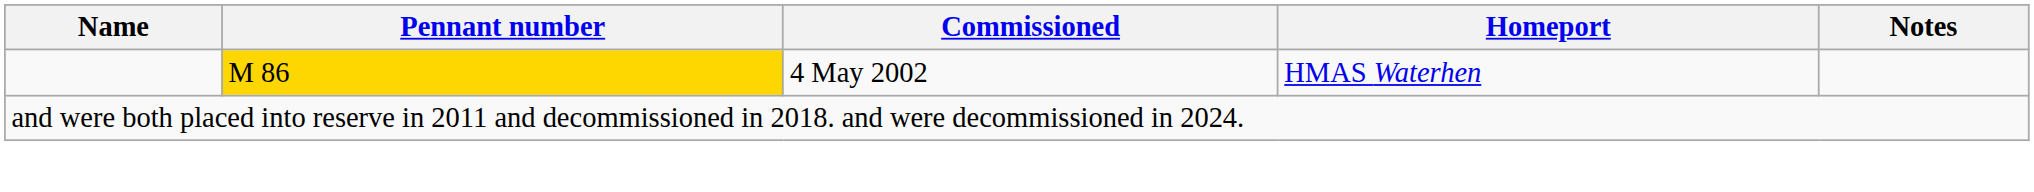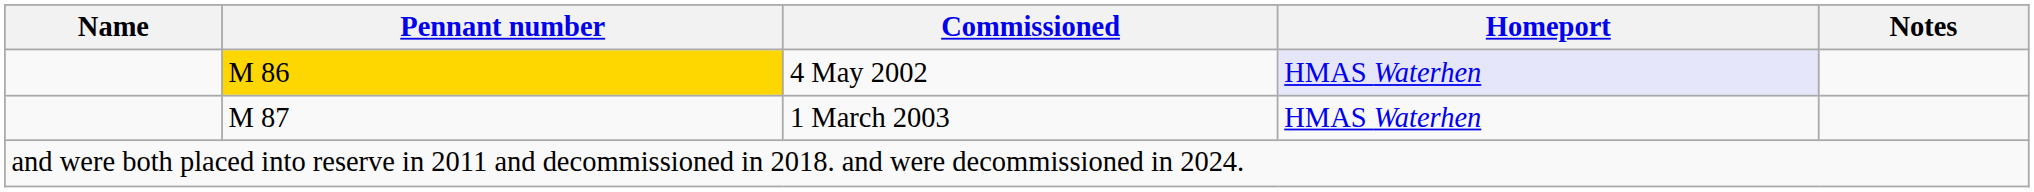(1383, 72) no background -> (1383, 72) lavender background
+ row: (870, 117)
